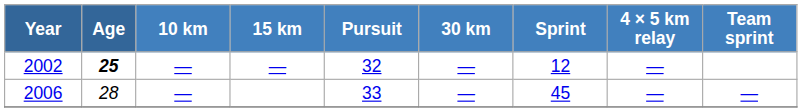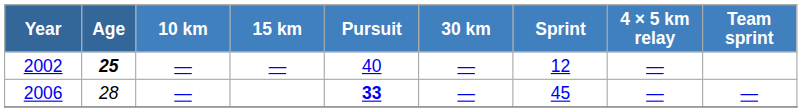(372, 66) 32 -> (372, 66) 40
(372, 93) normal -> (372, 93) bold
